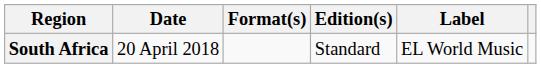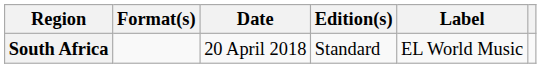columns swapped: (168, 19) <-> (267, 19)
